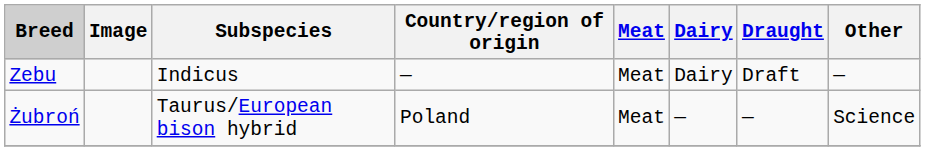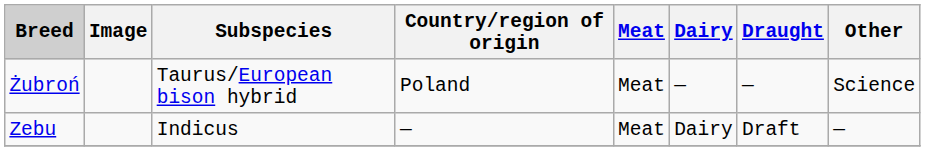rows swapped: (44, 118) <-> (33, 75)
